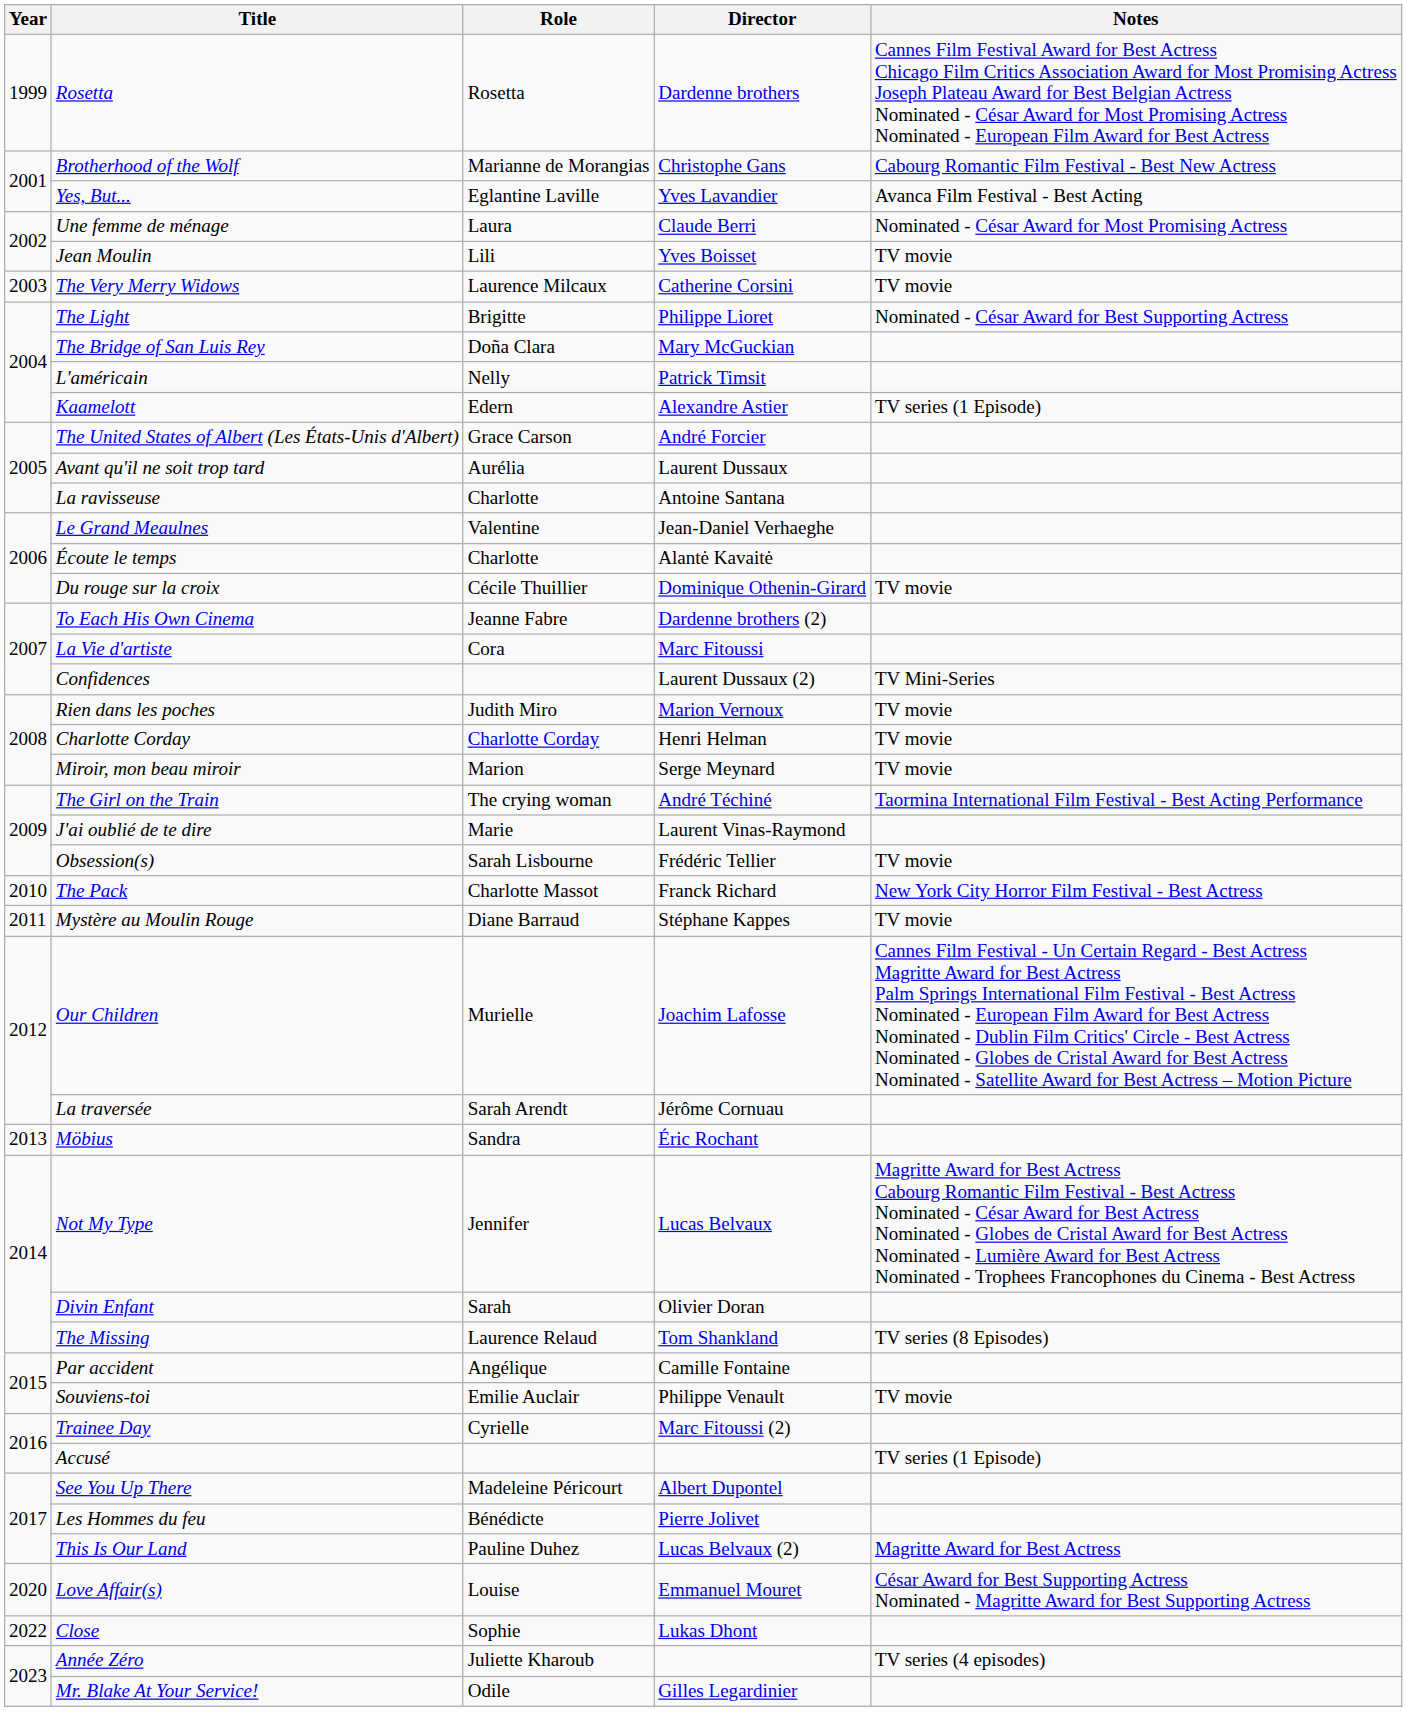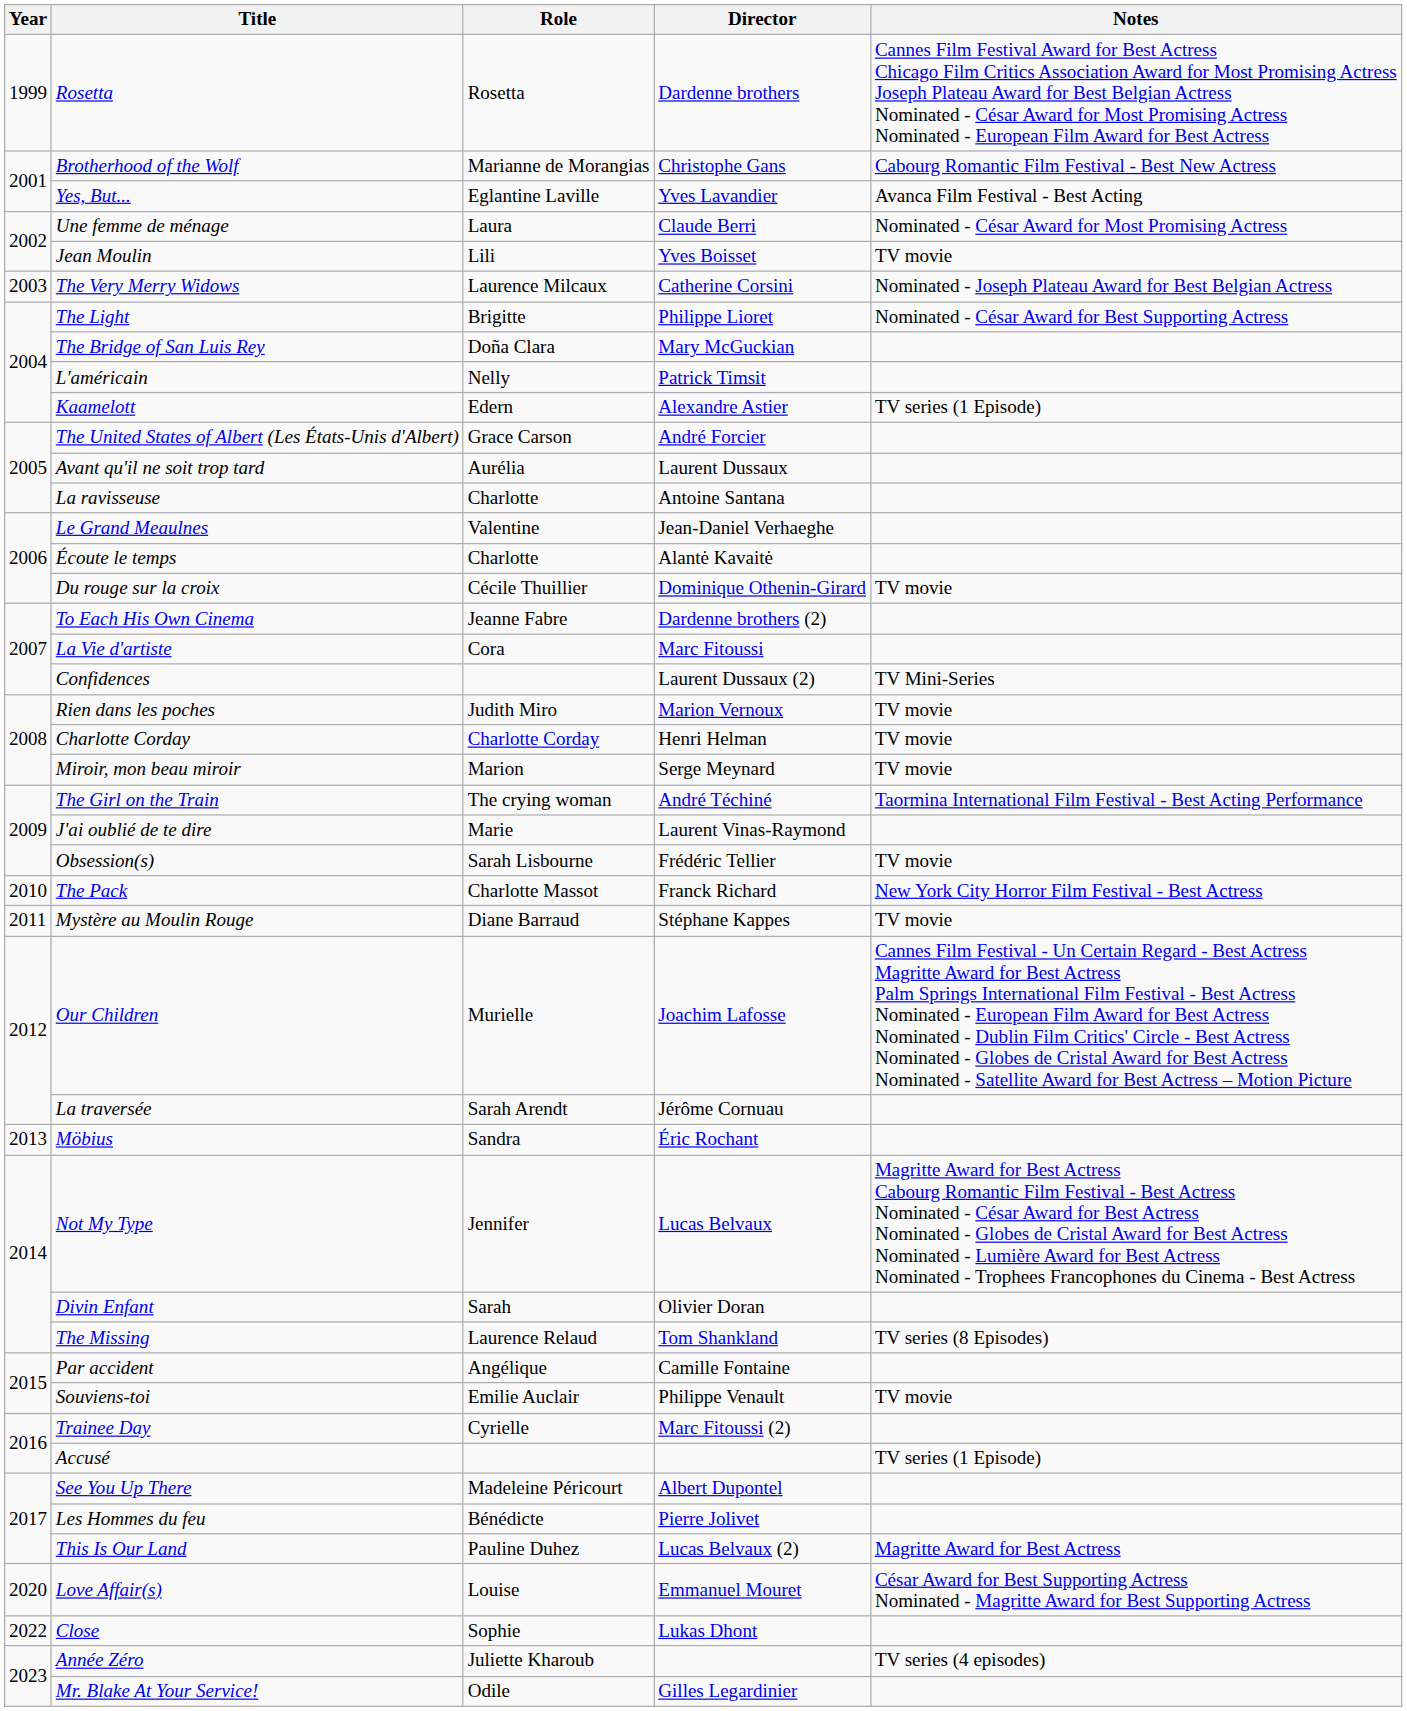(914, 286) TV movie -> (1103, 286) Nominated - Joseph Plateau Award for Best Belgian Actress
